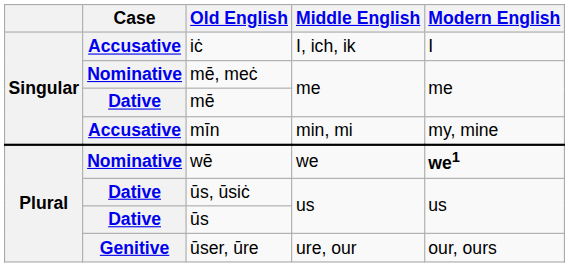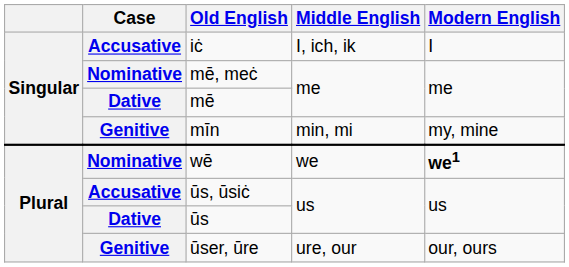(135, 130) Accusative -> (135, 130) Genitive
(135, 191) Dative -> (135, 191) Accusative
